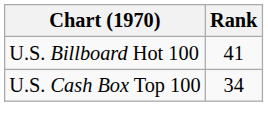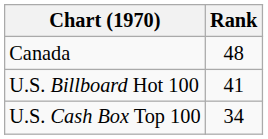+ row: (40, 52)
